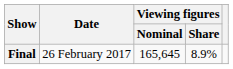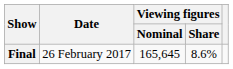(204, 53) 8.9% -> (204, 53) 8.6%
